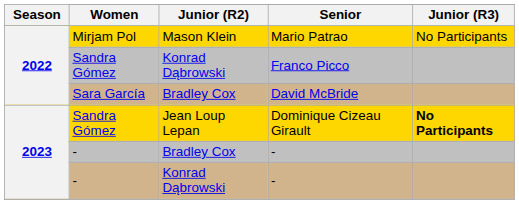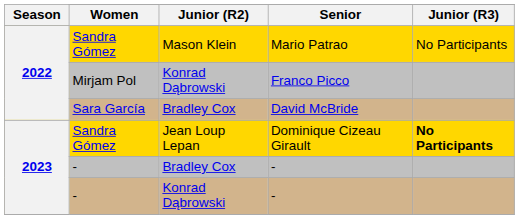(104, 36) Mirjam Pol -> (94, 44) Sandra Gómez
(94, 65) Sandra Gómez -> (104, 80) Mirjam Pol
